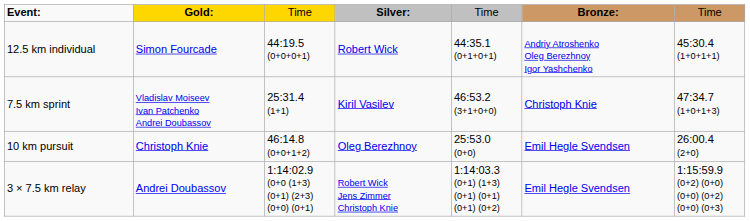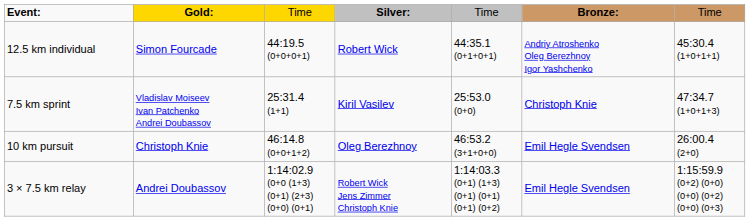(475, 104) 46:53.2 (3+1+0+0) -> (472, 104) 25:53.0 (0+0)
(472, 146) 25:53.0 (0+0) -> (475, 146) 46:53.2 (3+1+0+0)
